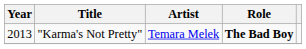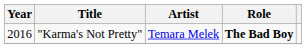(20, 33) 2013 -> (20, 33) 2016
